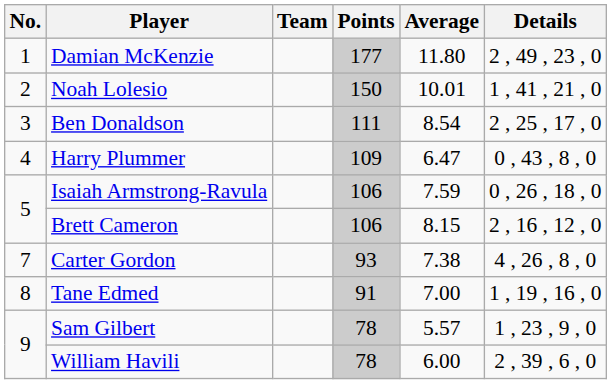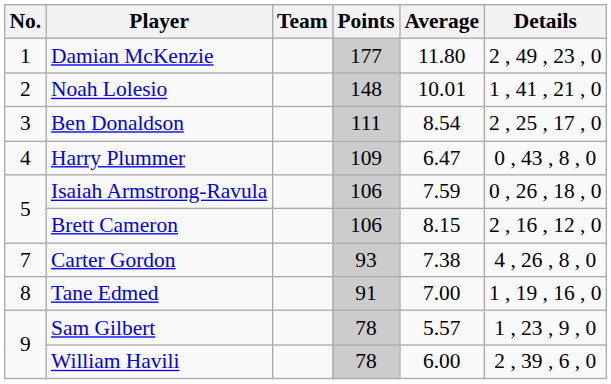(366, 89) 150 -> (366, 89) 148
